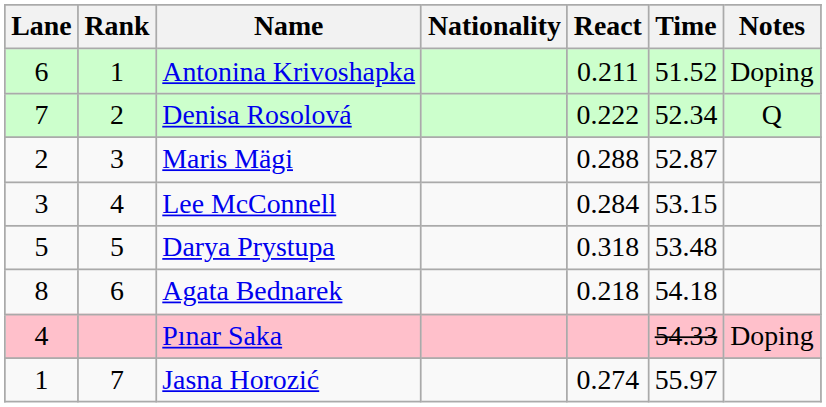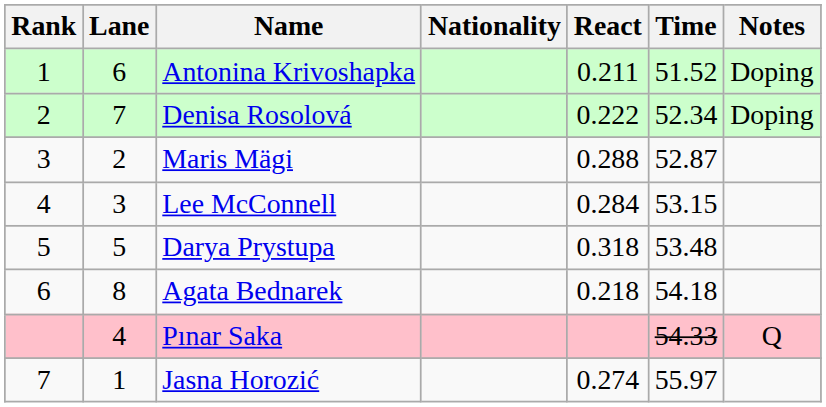columns swapped: (117, 26) <-> (41, 26)
(772, 114) Q -> (772, 114) Doping
(772, 335) Doping -> (772, 335) Q
